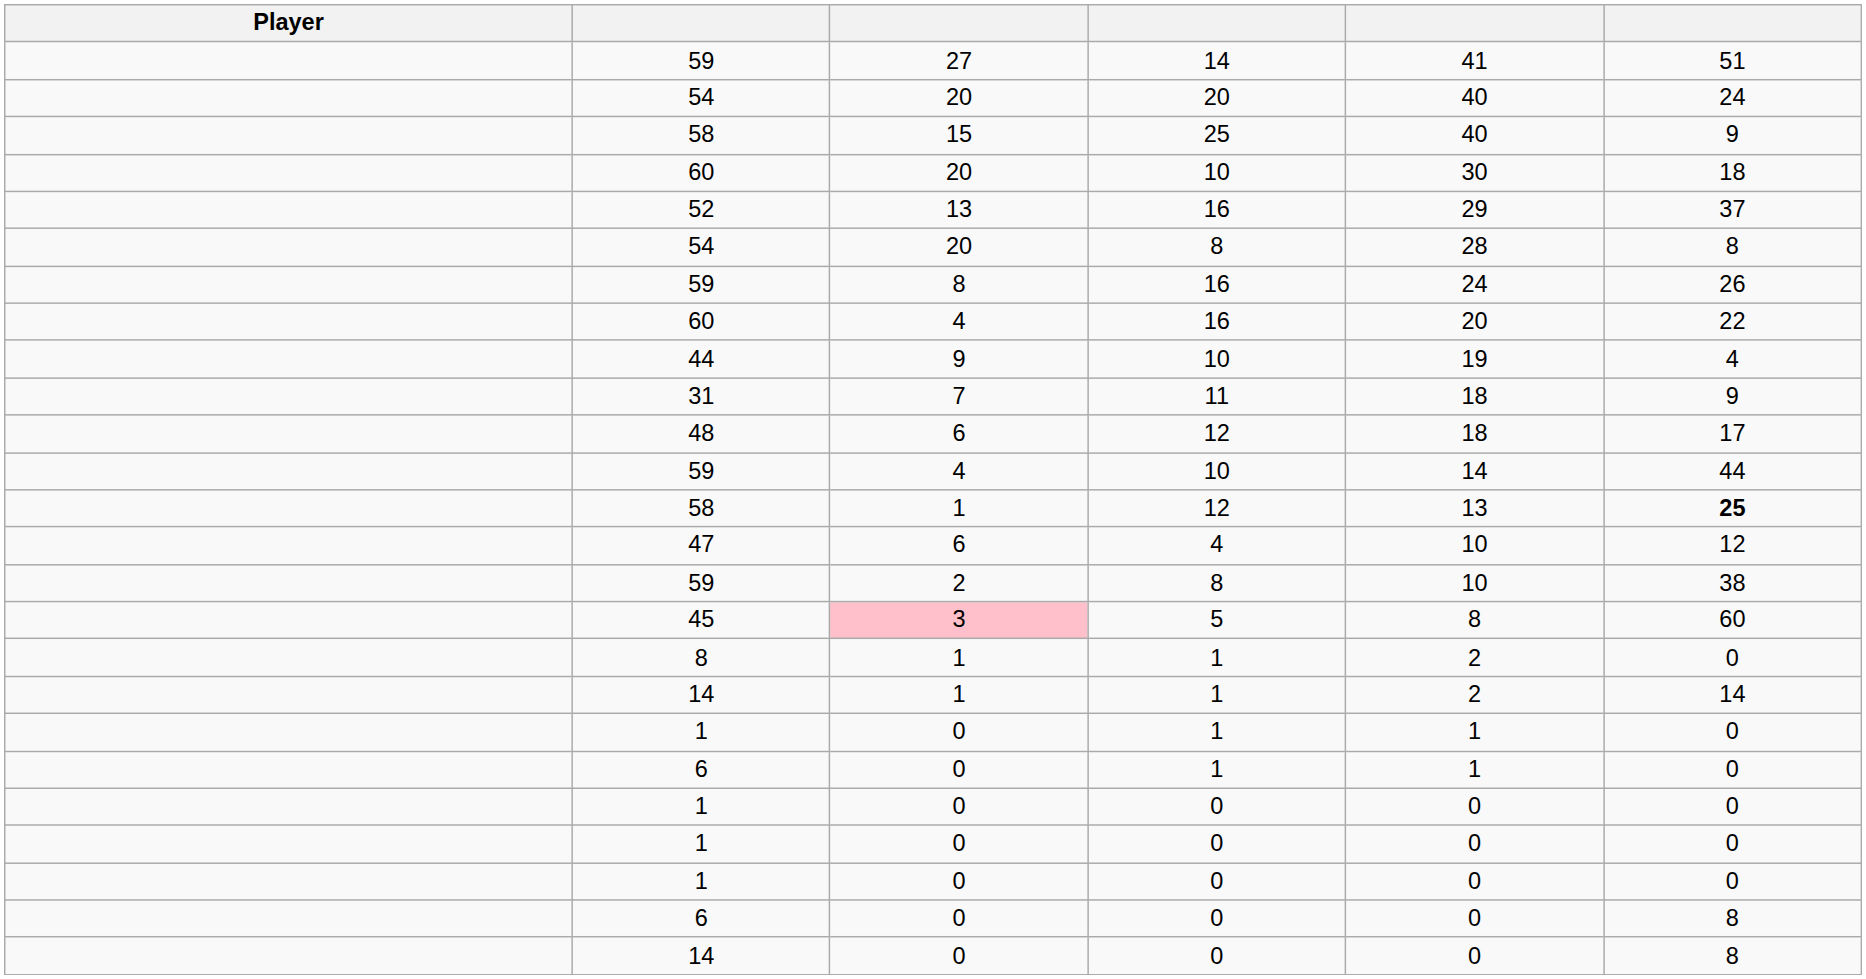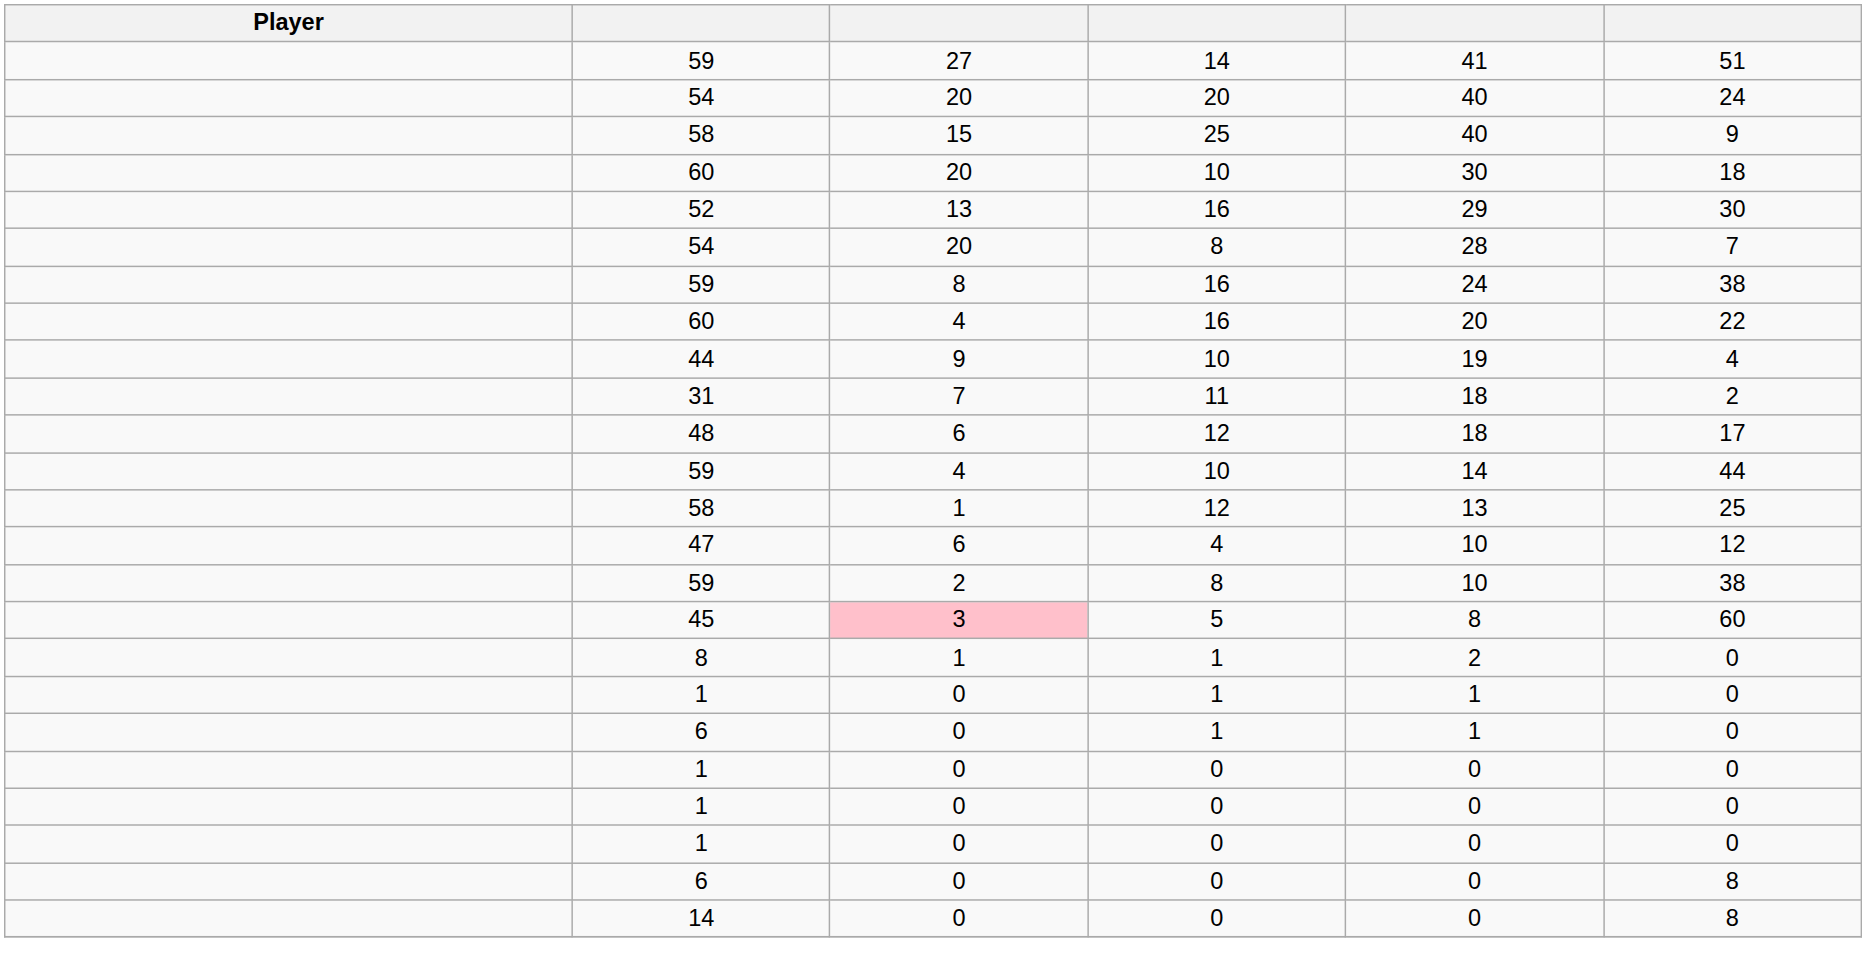(1732, 209) 37 -> (1732, 209) 30
(1732, 246) 8 -> (1732, 246) 7
(1732, 284) 26 -> (1732, 284) 38
(1732, 396) 9 -> (1732, 396) 2
(1732, 508) bold -> (1732, 508) normal
- row: (701, 694)
